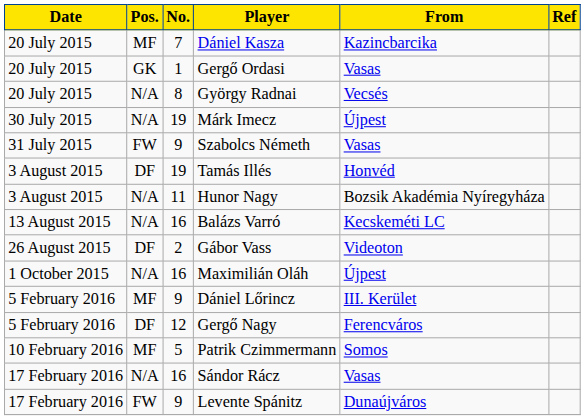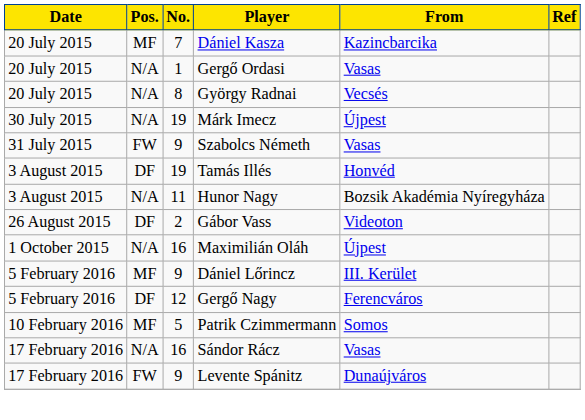(145, 68) GK -> (145, 68) N/A
- row: (239, 222)
